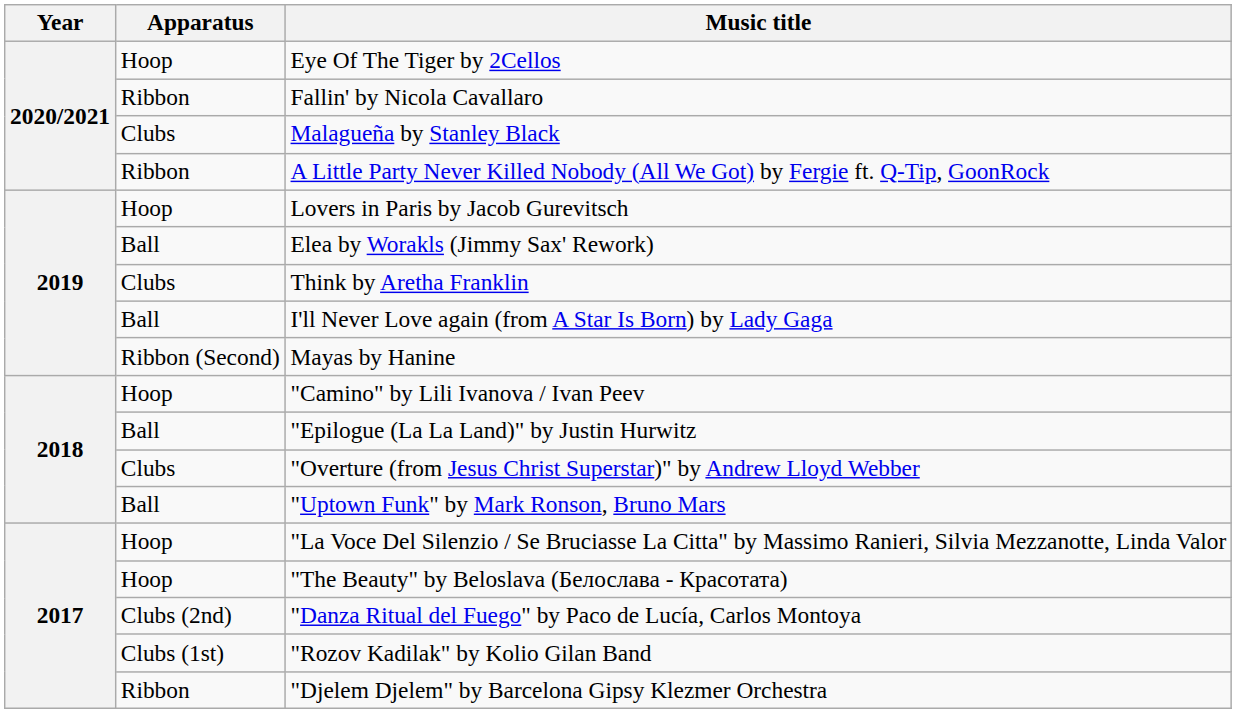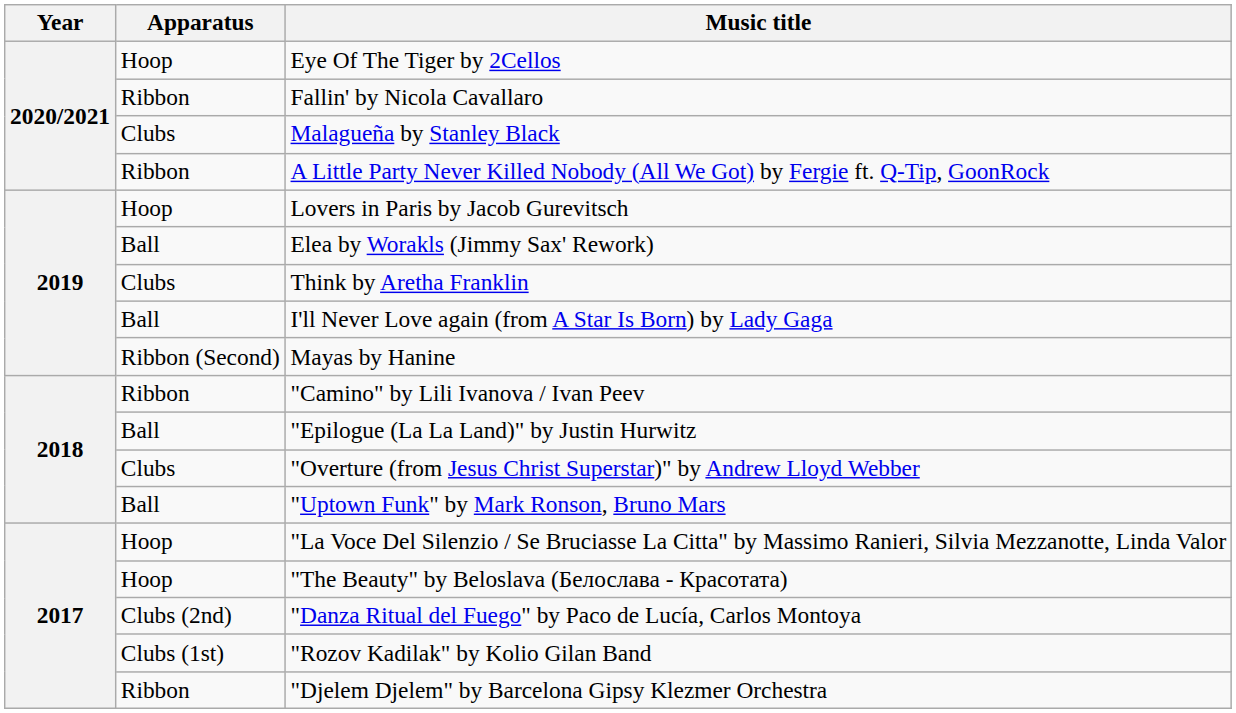(147, 393) Hoop -> (155, 393) Ribbon
